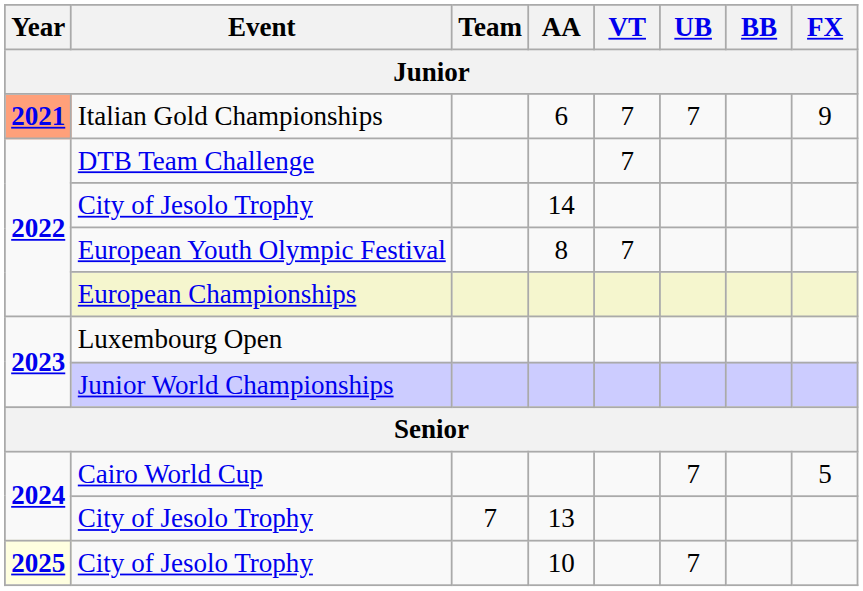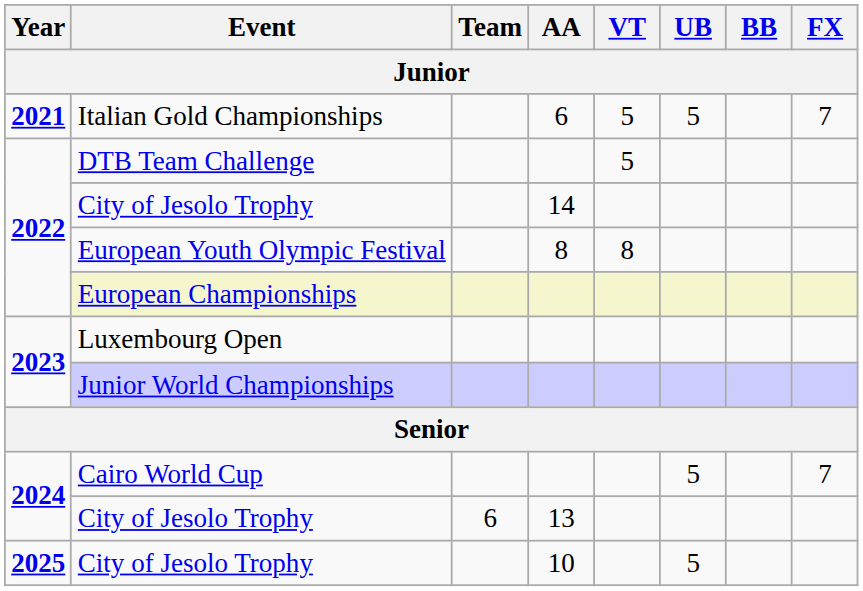(38, 116) lightsalmon background -> (38, 116) no background
(627, 116) 7 -> (627, 116) 5
(693, 116) 7 -> (693, 116) 5
(825, 116) 9 -> (825, 116) 7
(627, 160) 7 -> (627, 160) 5
(627, 250) 7 -> (627, 250) 8
(693, 473) 7 -> (693, 473) 5
(825, 473) 5 -> (825, 473) 7
(490, 517) 7 -> (490, 517) 6
(38, 562) lightyellow background -> (38, 562) no background
(693, 562) 7 -> (693, 562) 5
